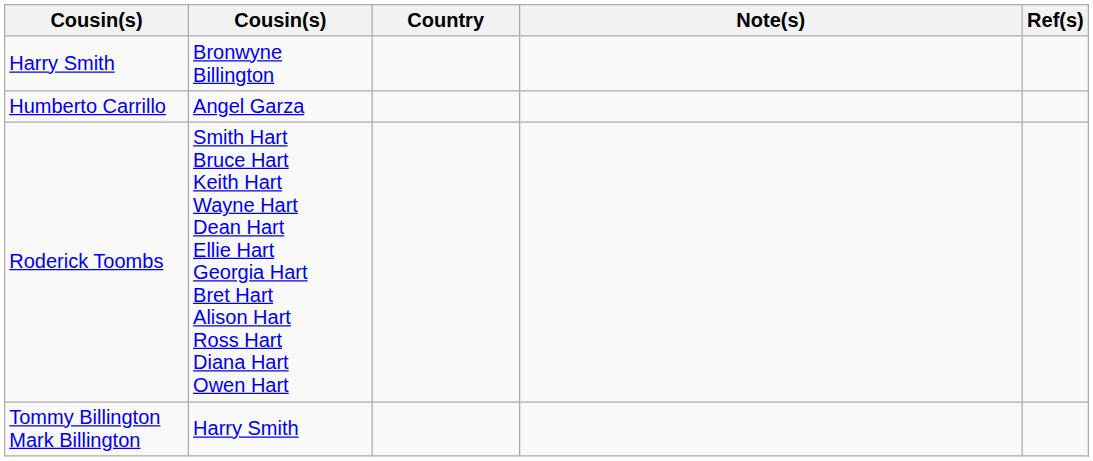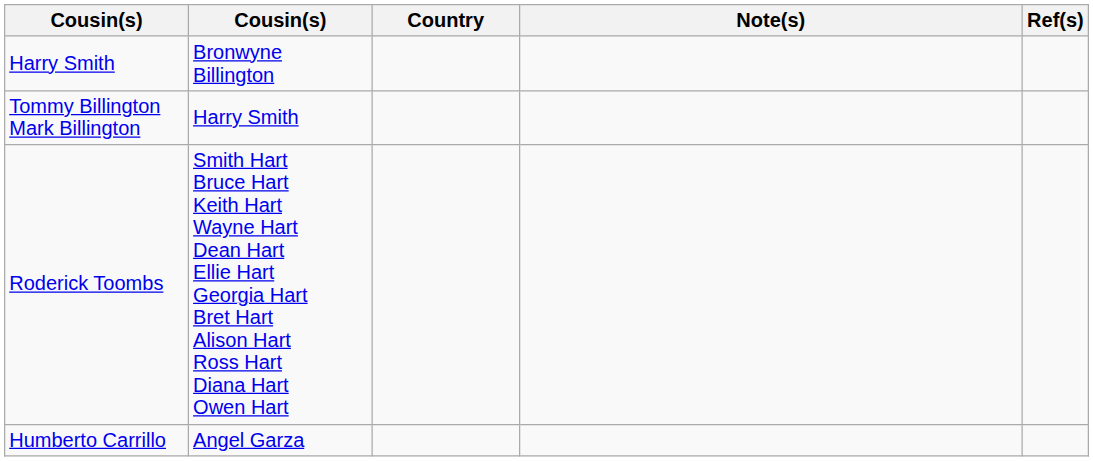rows swapped: (85, 428) <-> (88, 106)
